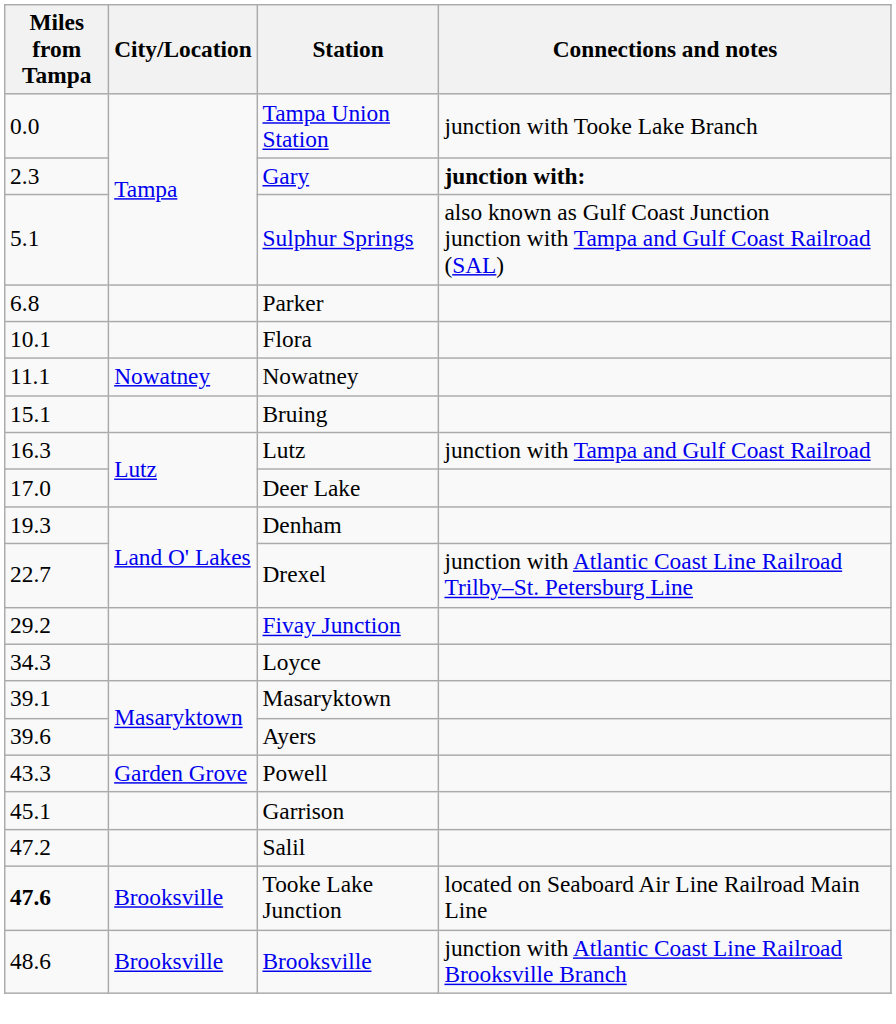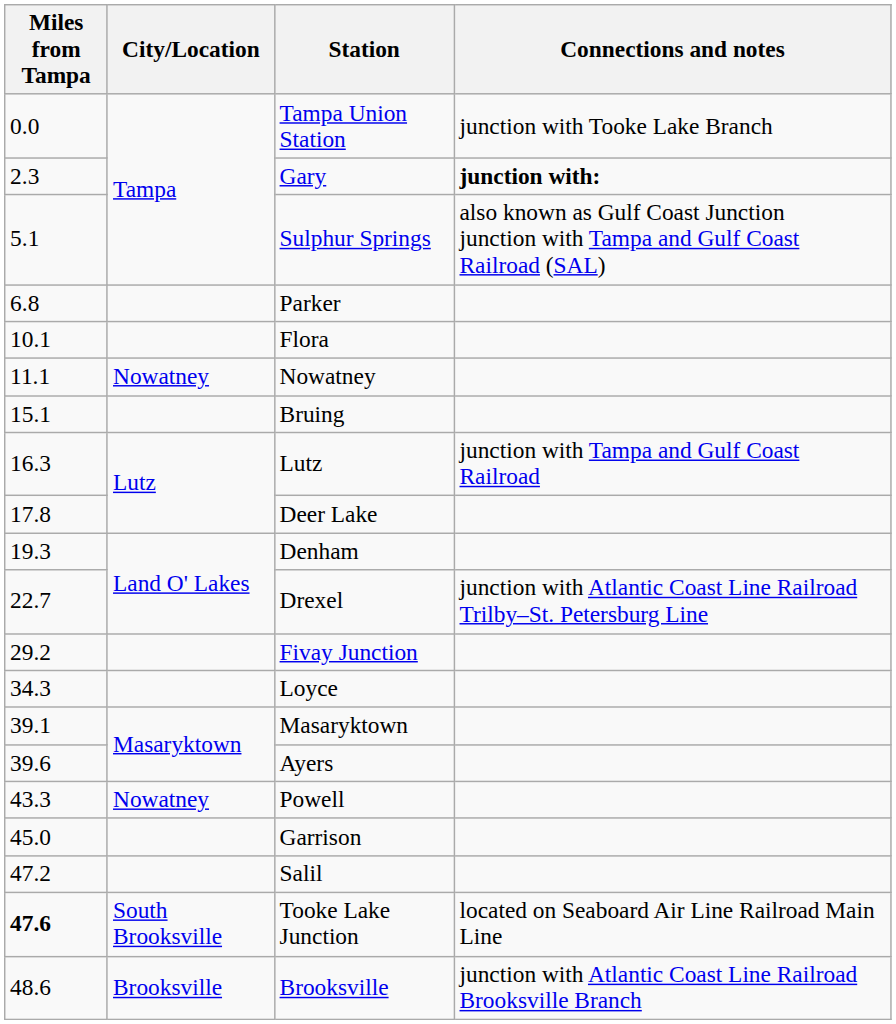(31, 487) 17.0 -> (31, 514) 17.8
(181, 773) Garden Grove -> (161, 799) Nowatney
(31, 810) 45.1 -> (31, 836) 45.0
(169, 897) Brooksville -> (168, 924) South Brooksville
